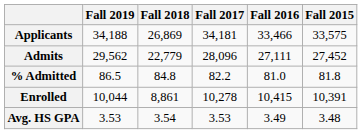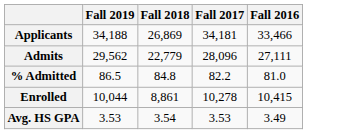- column: (330, 14)
